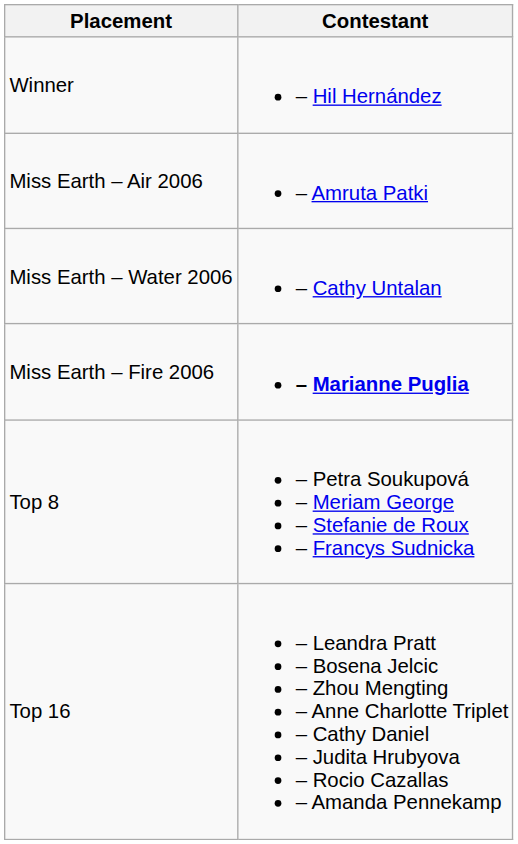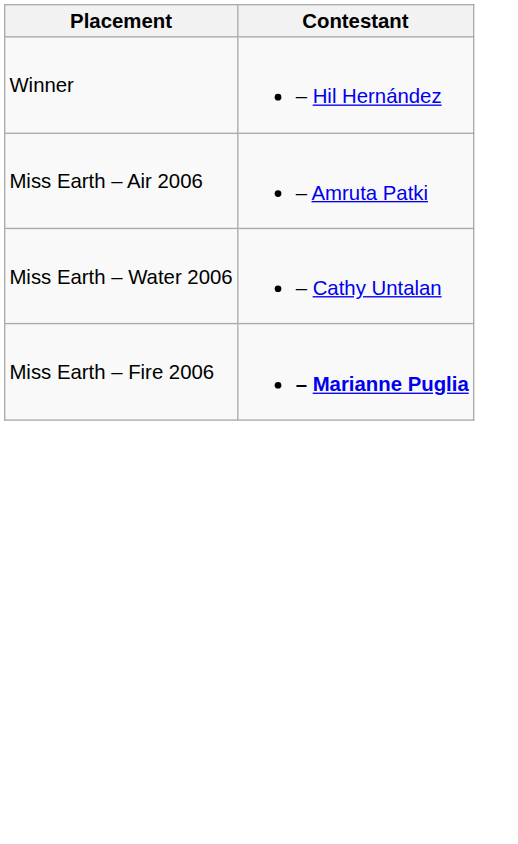- row: (34, 502)
- row: (40, 712)
